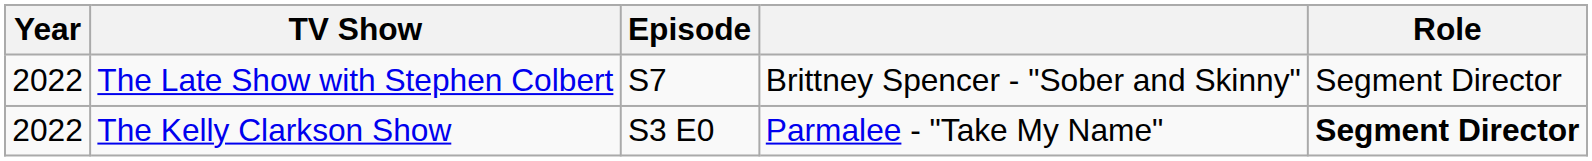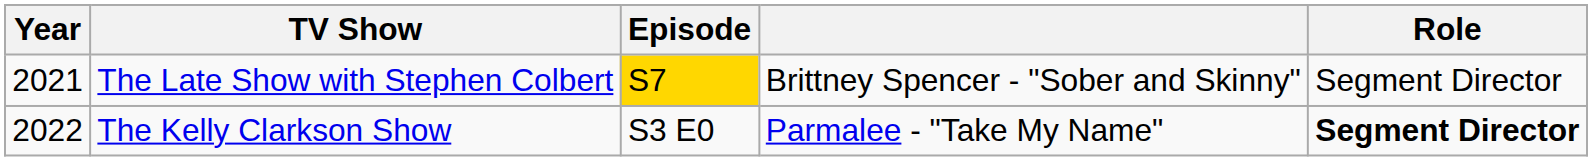(48, 79) 2022 -> (48, 79) 2021
(647, 79) no background -> (647, 79) gold background
